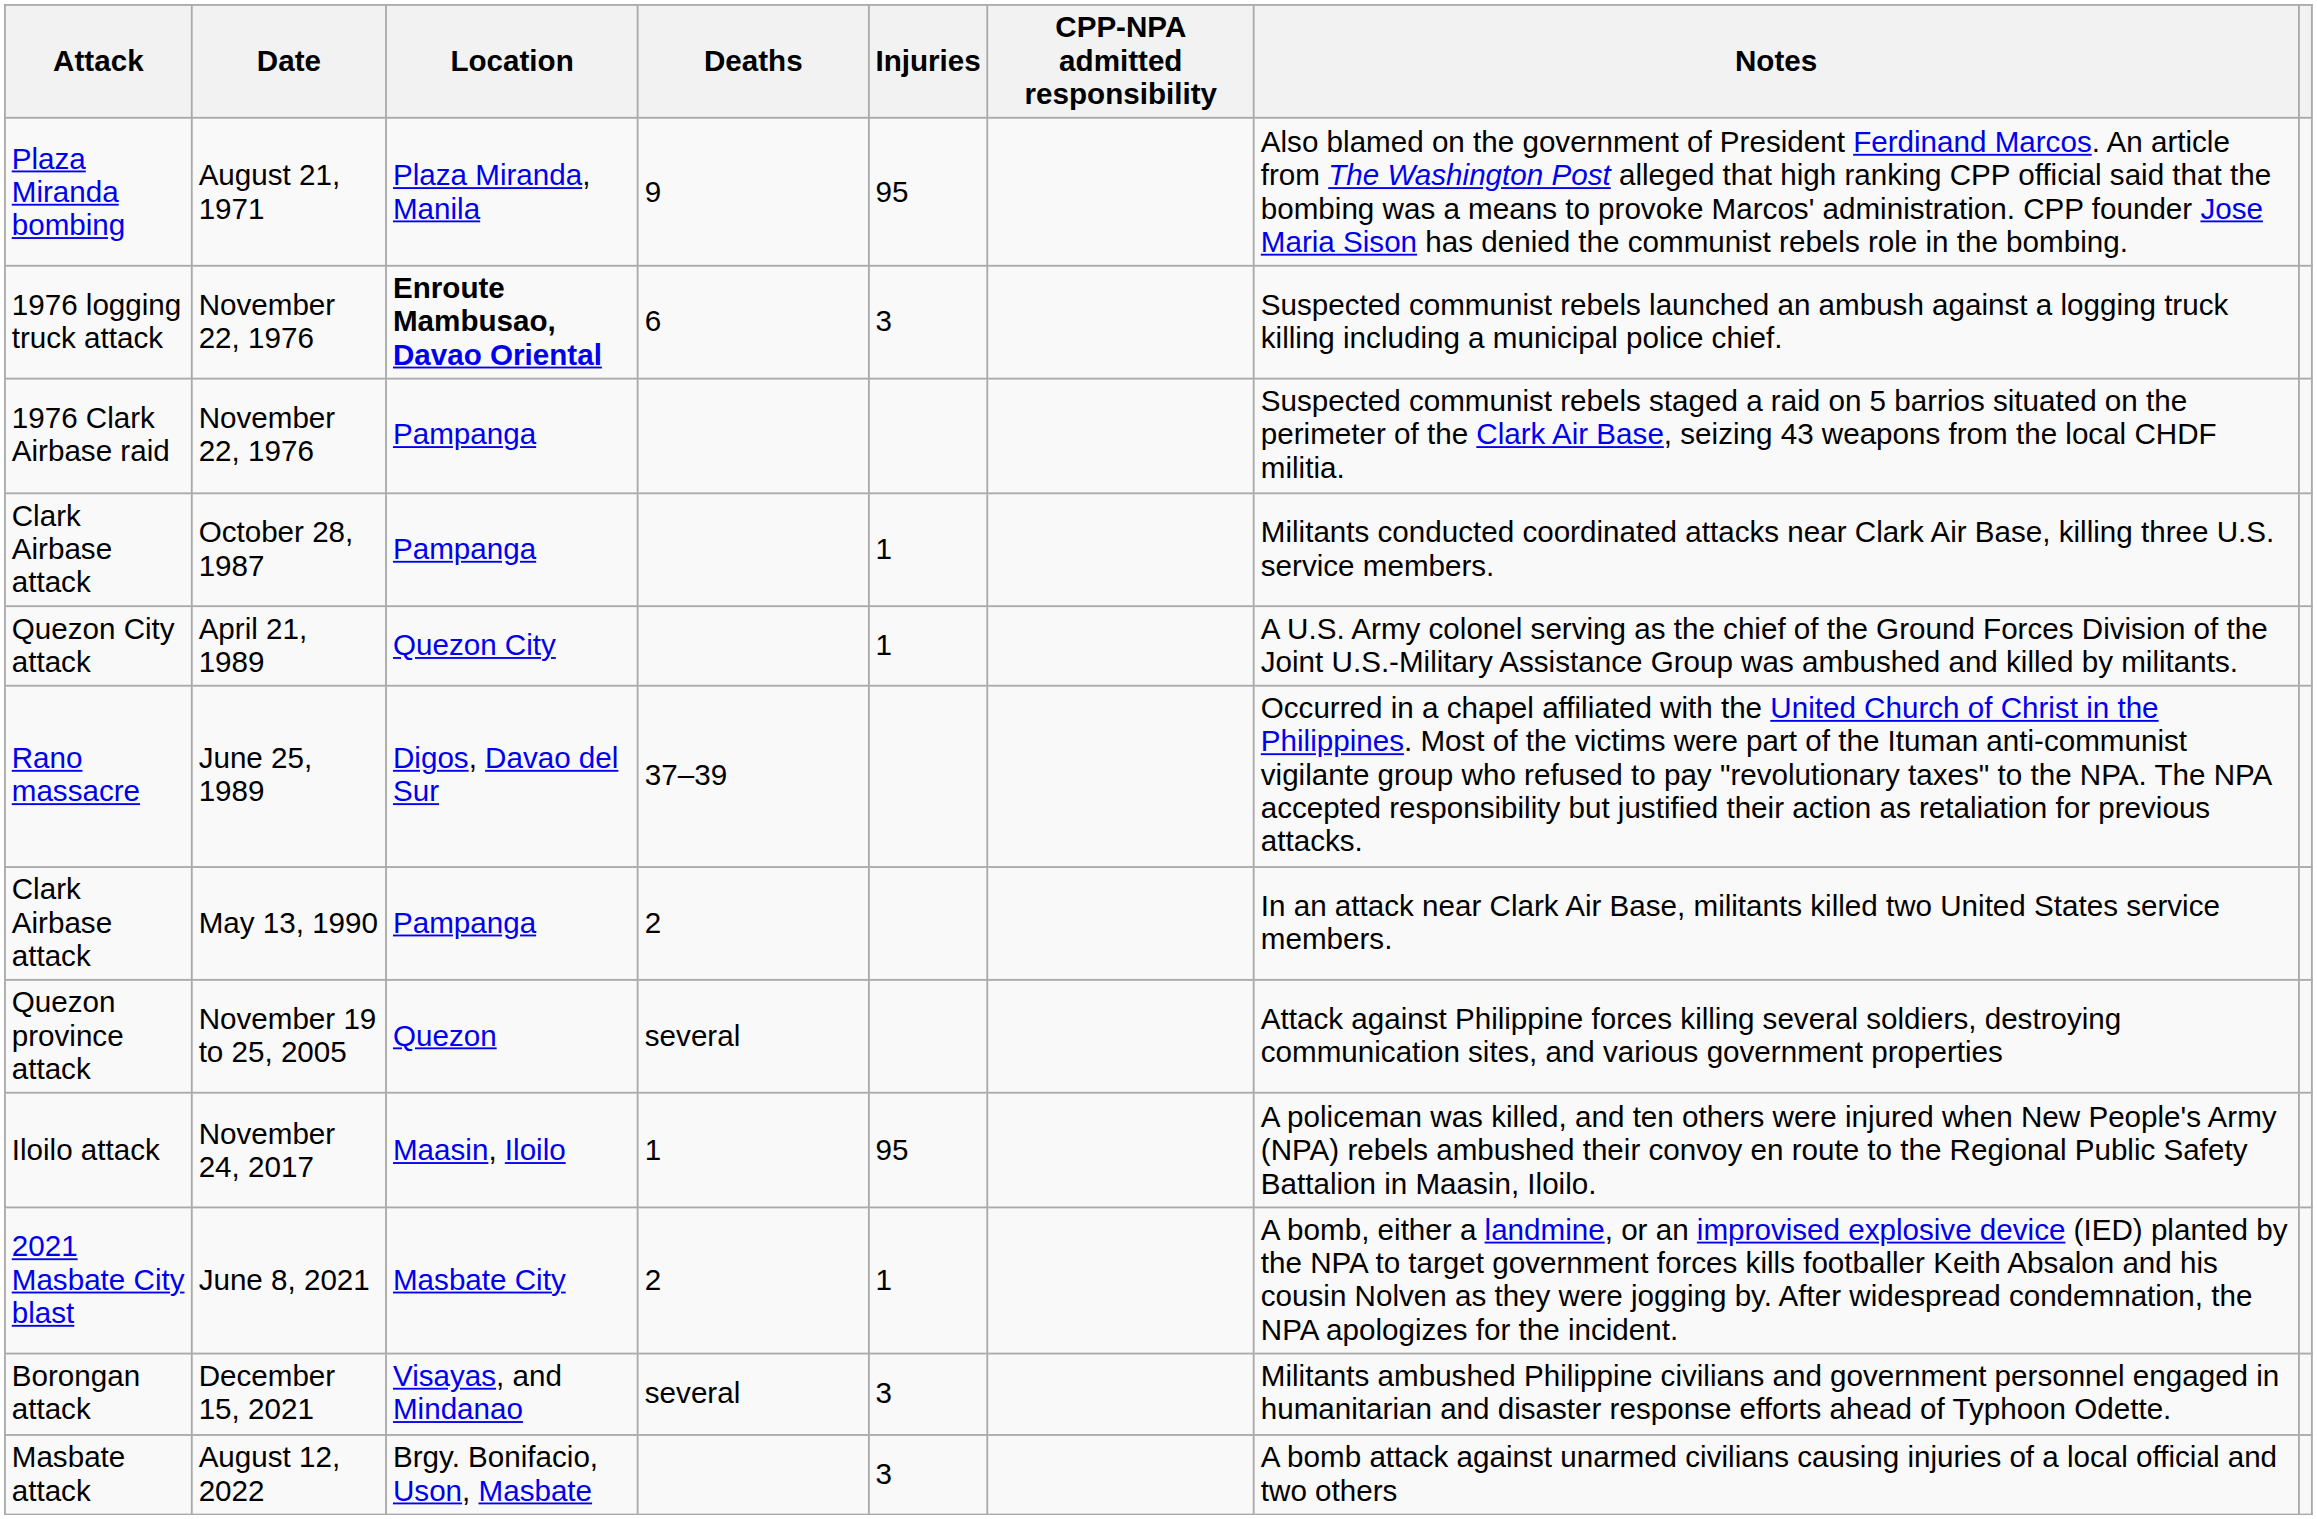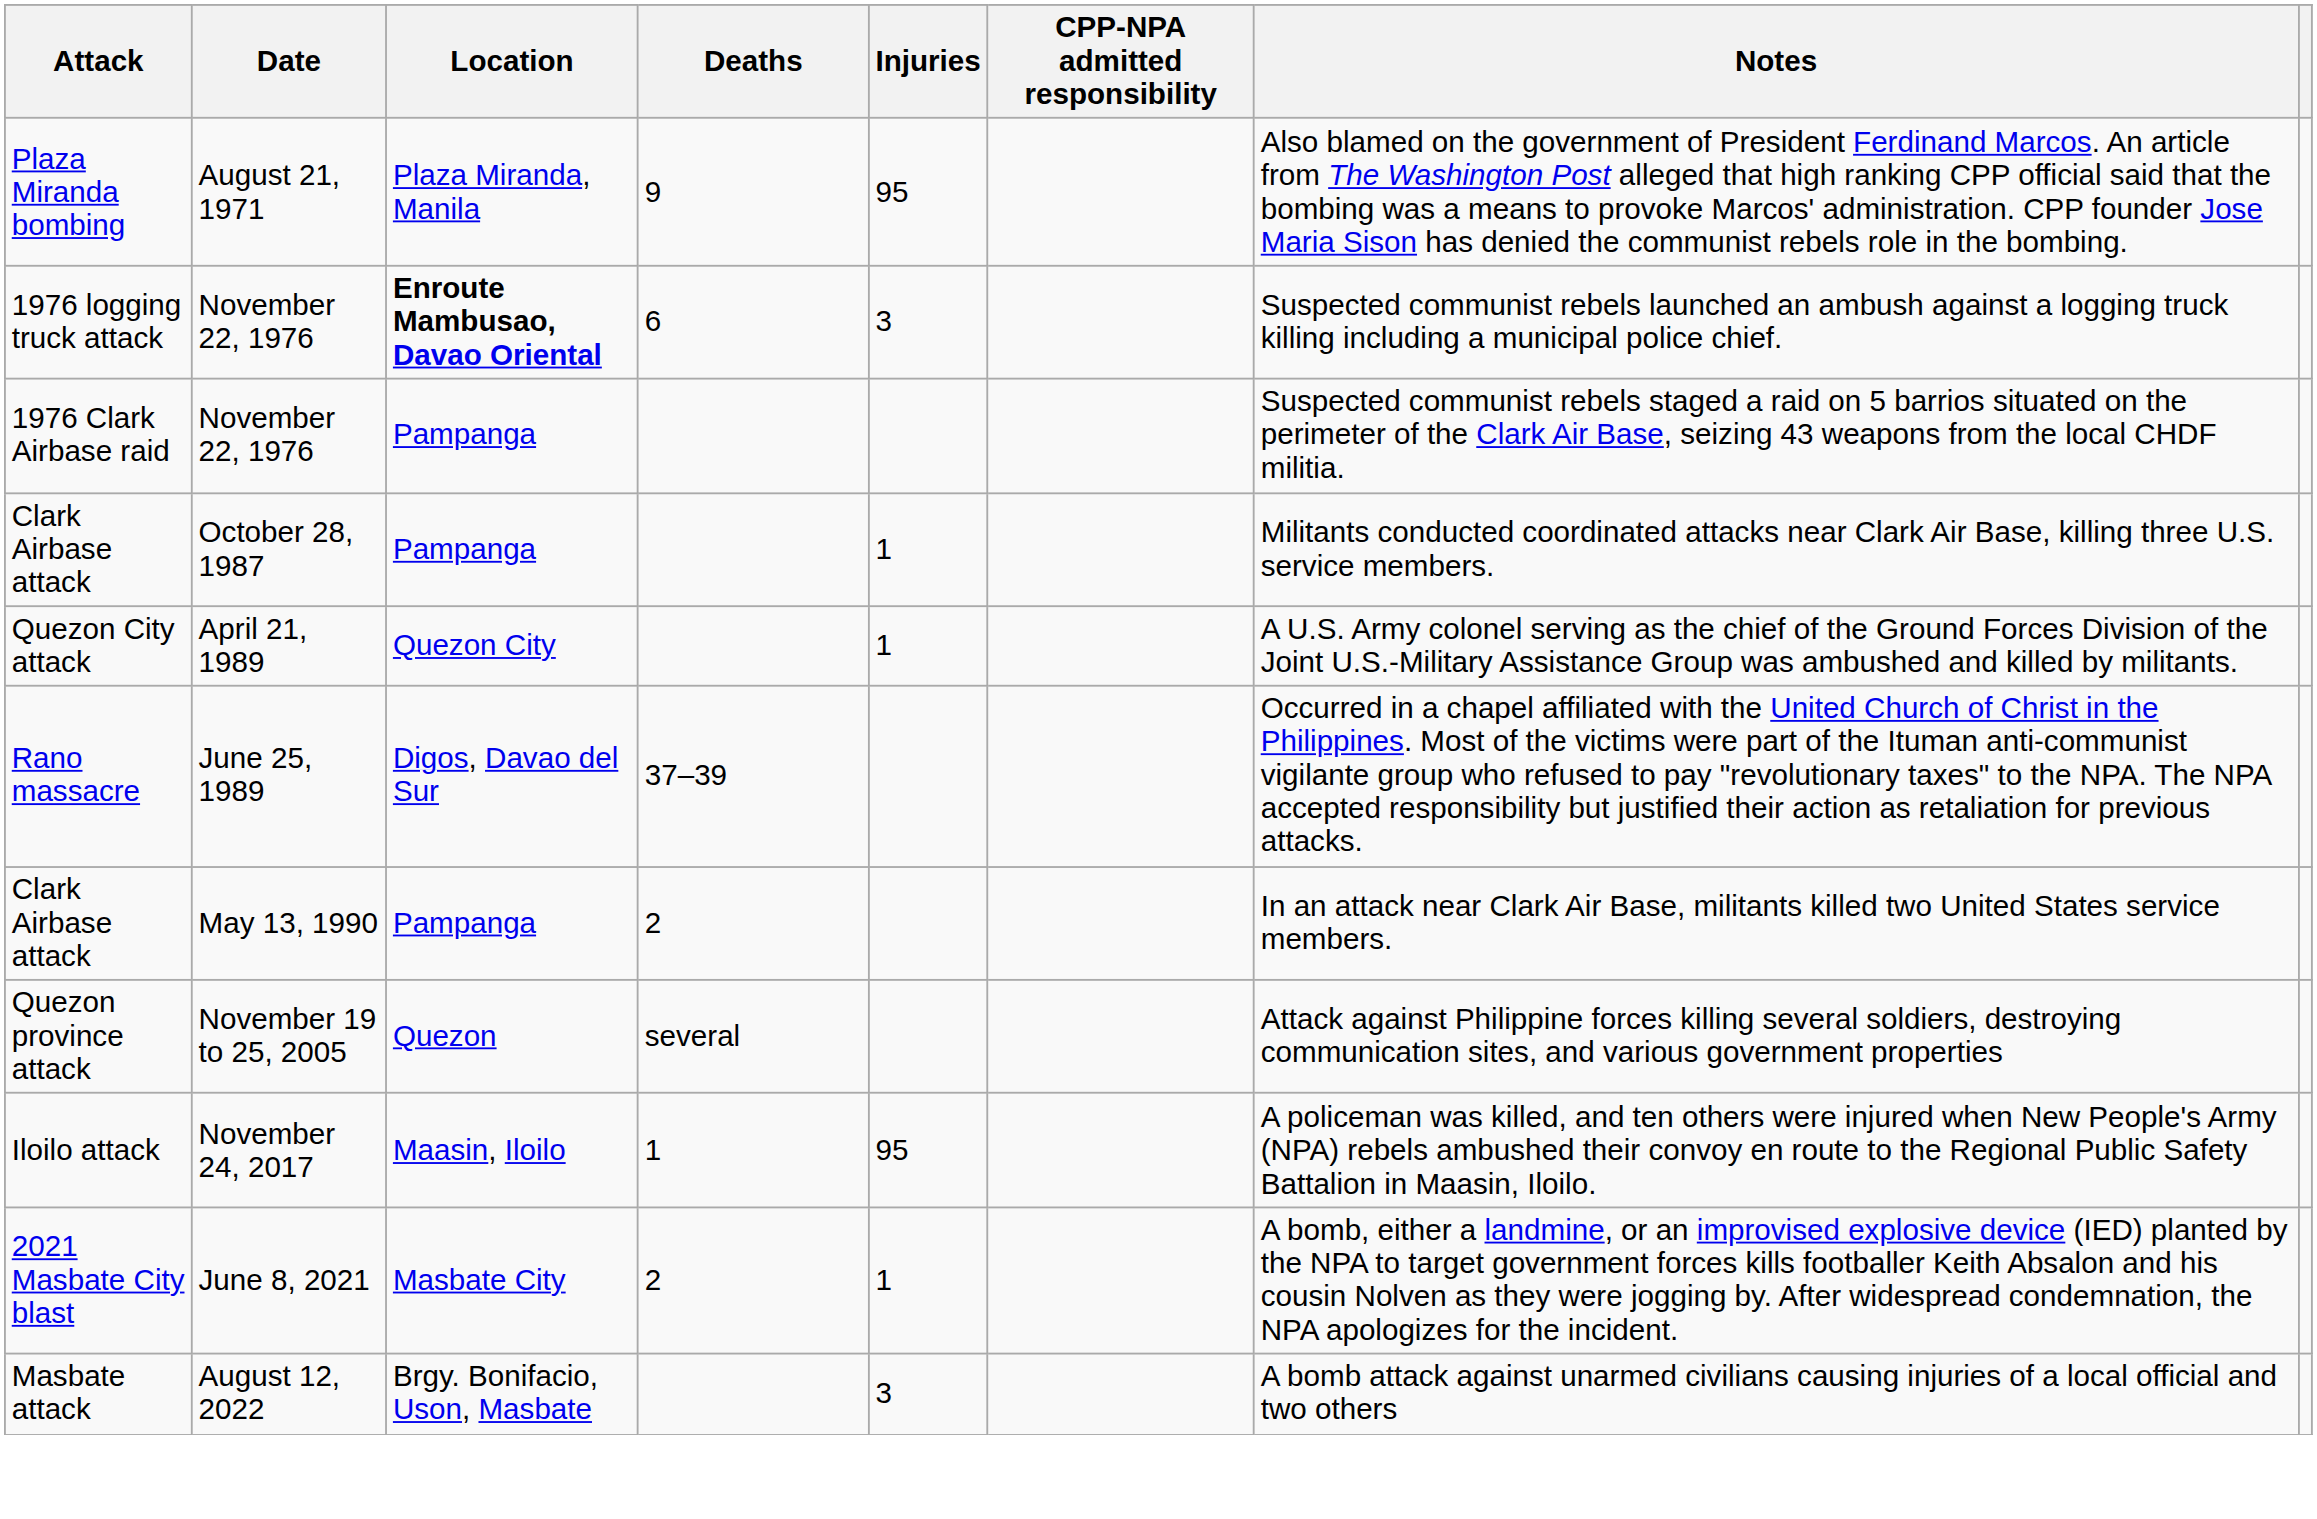- row: (76, 1393)
